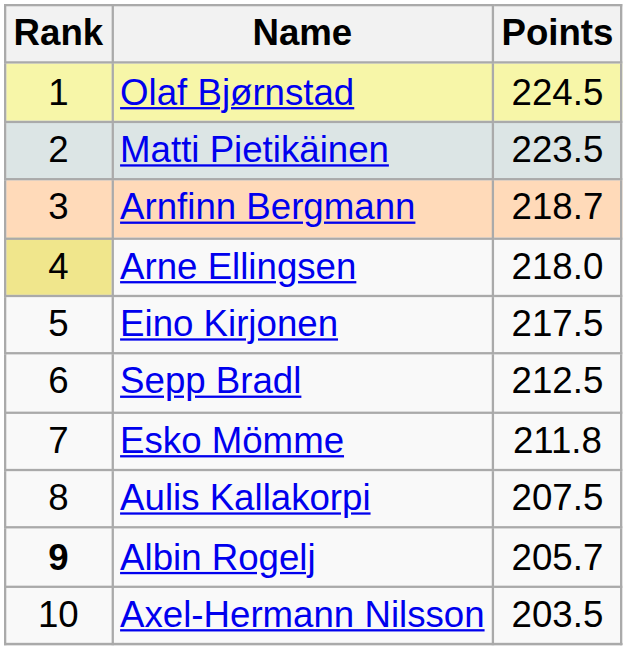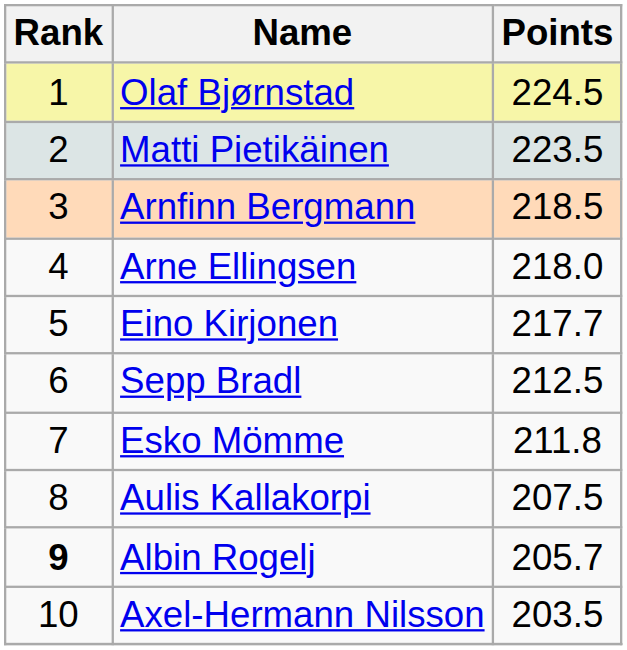(557, 207) 218.7 -> (557, 207) 218.5
(58, 265) khaki background -> (58, 265) no background
(557, 324) 217.5 -> (557, 324) 217.7
